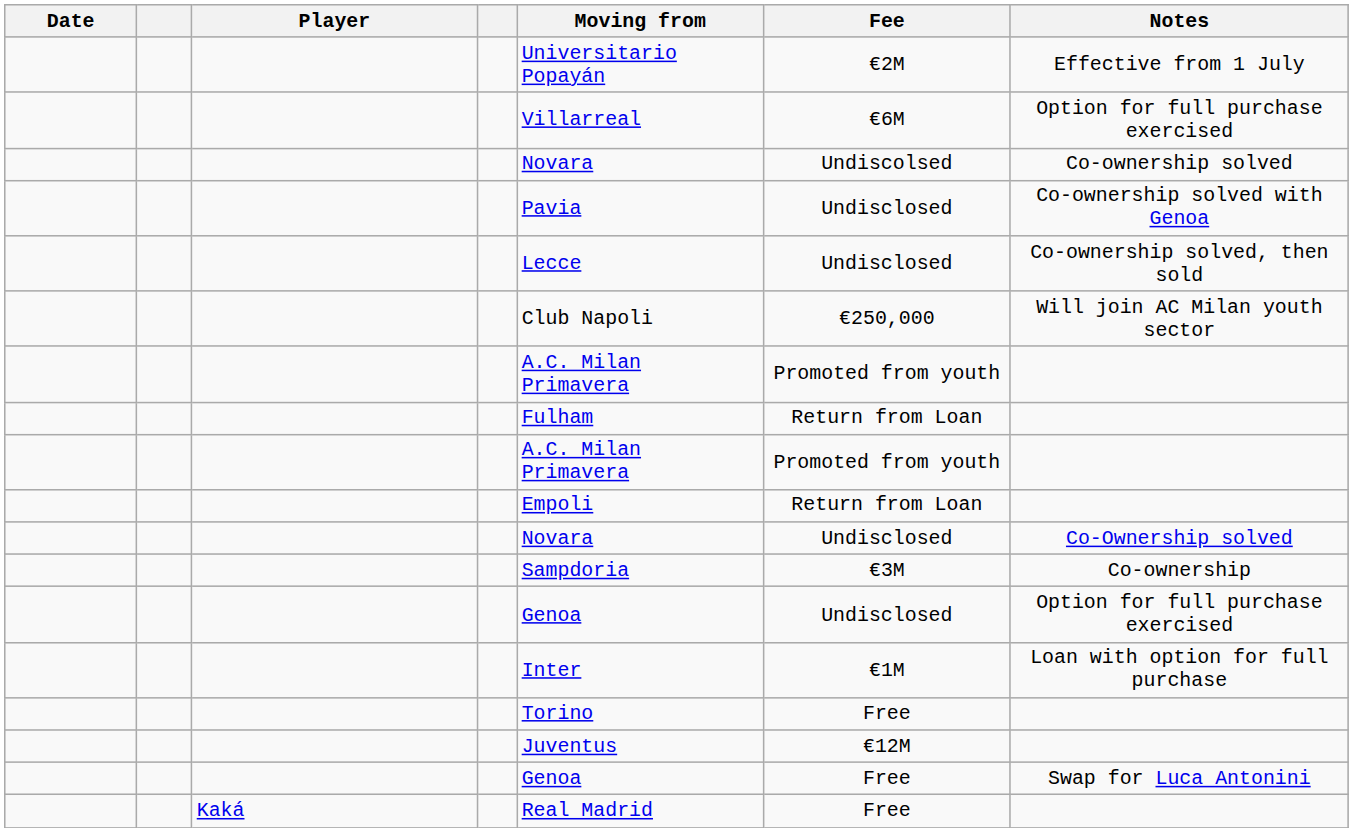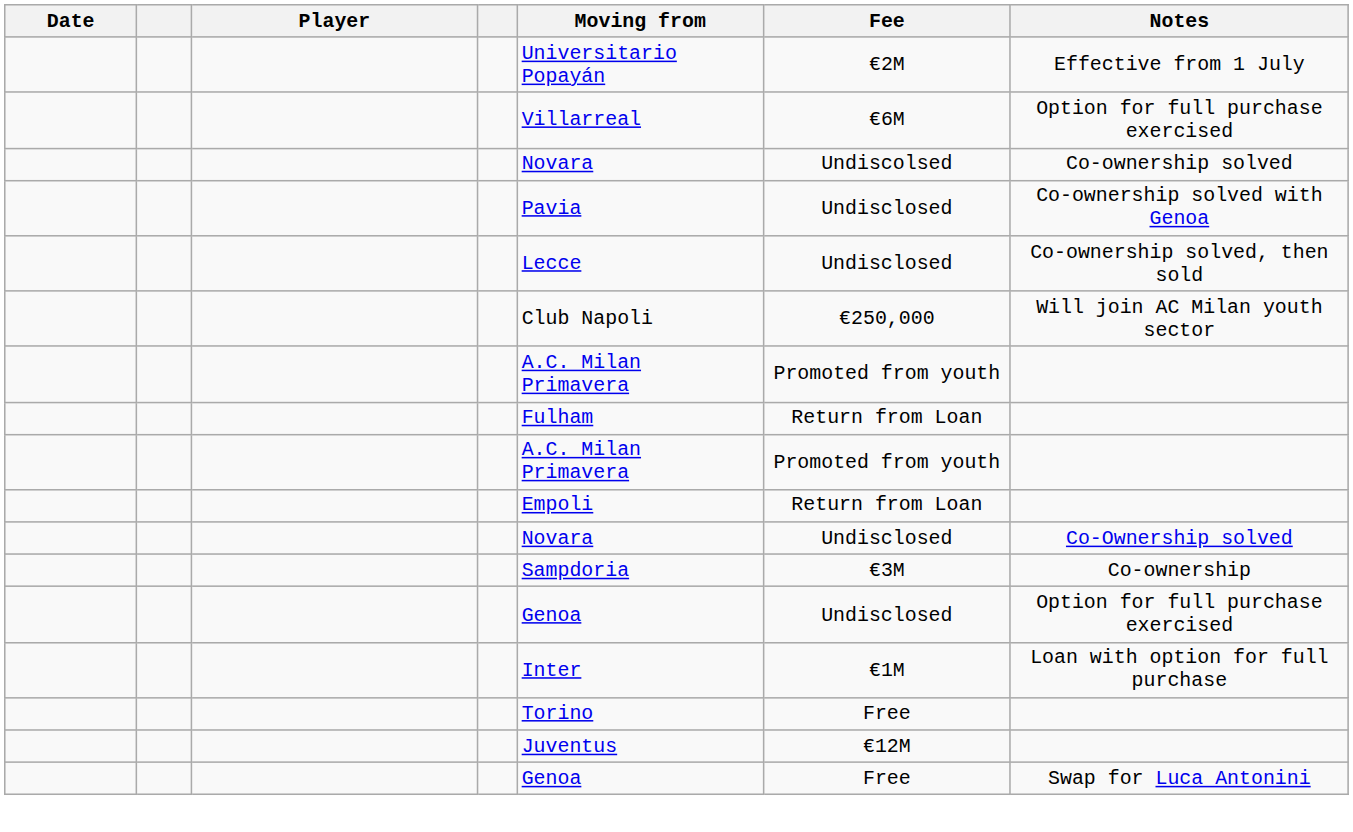- row: (71, 811)
